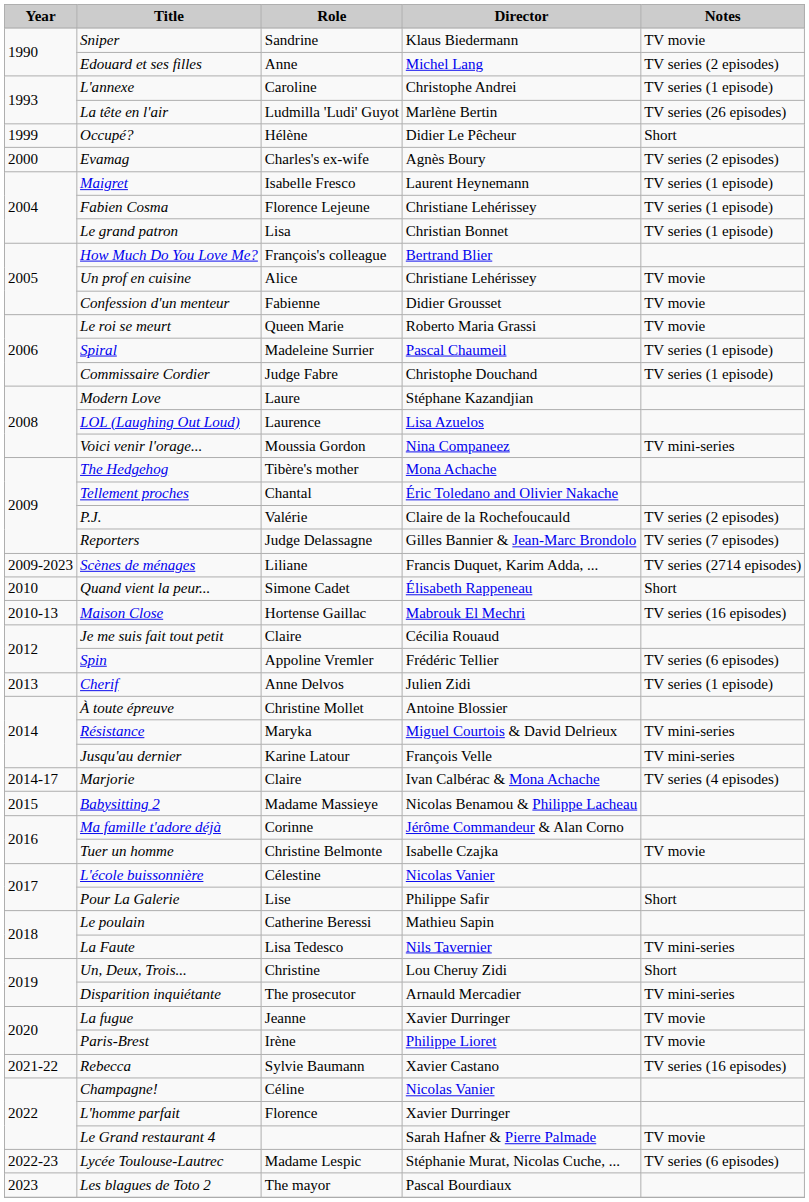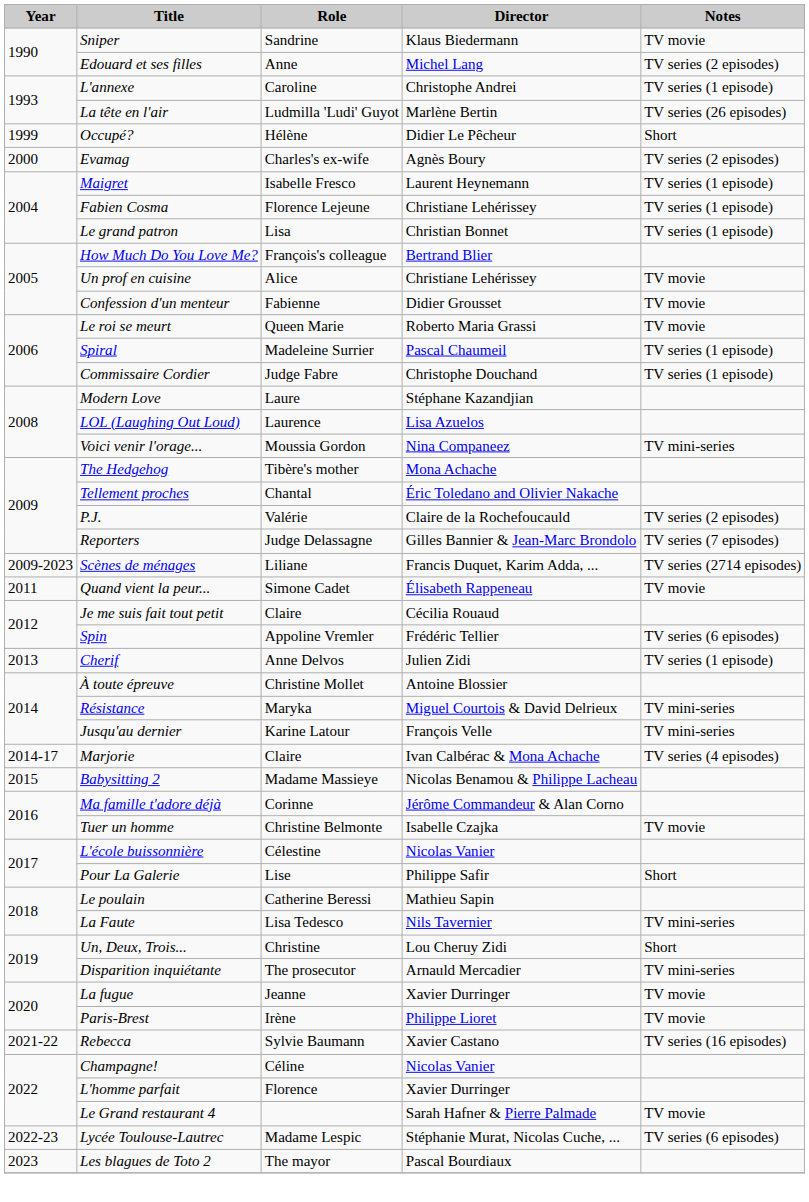(23, 588) 2010 -> (23, 588) 2011
(660, 588) Short -> (675, 588) TV movie
- row: (122, 612)
